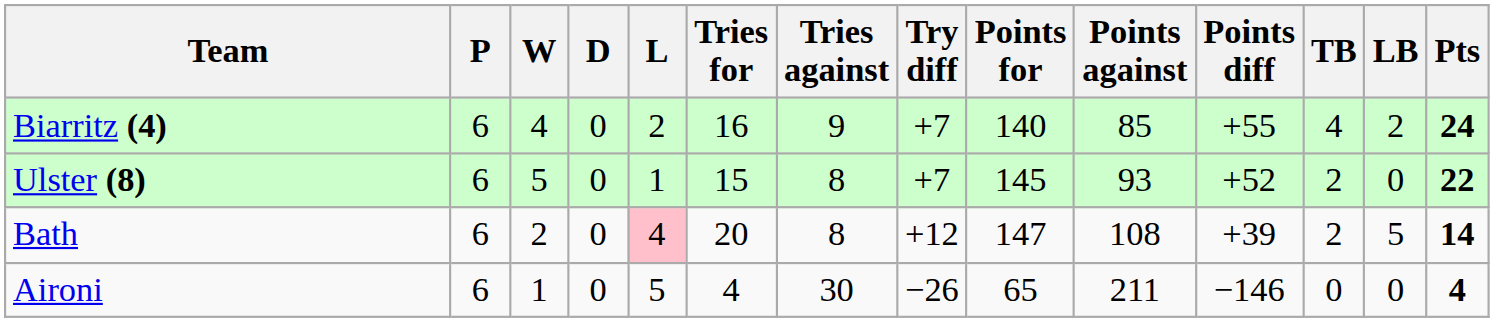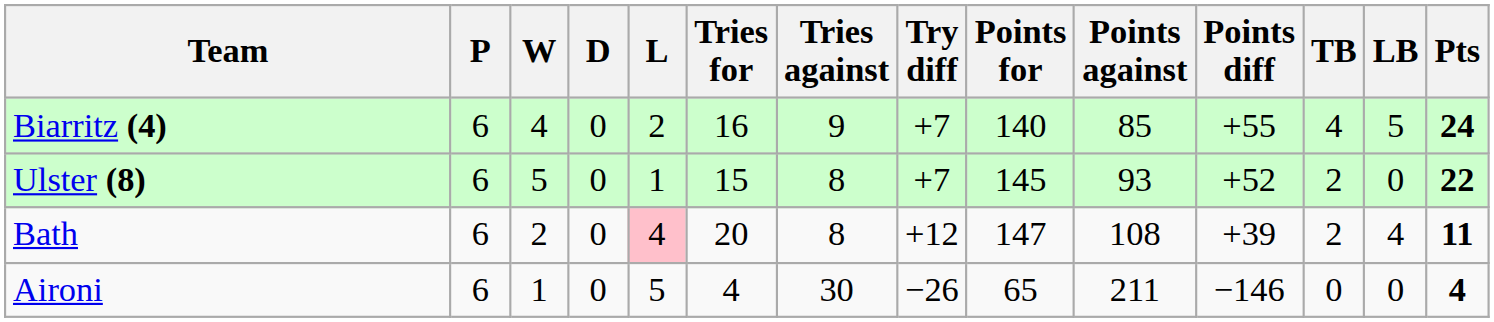(1396, 125) 2 -> (1396, 125) 5
(1396, 234) 5 -> (1396, 234) 4
(1457, 234) 14 -> (1457, 234) 11
